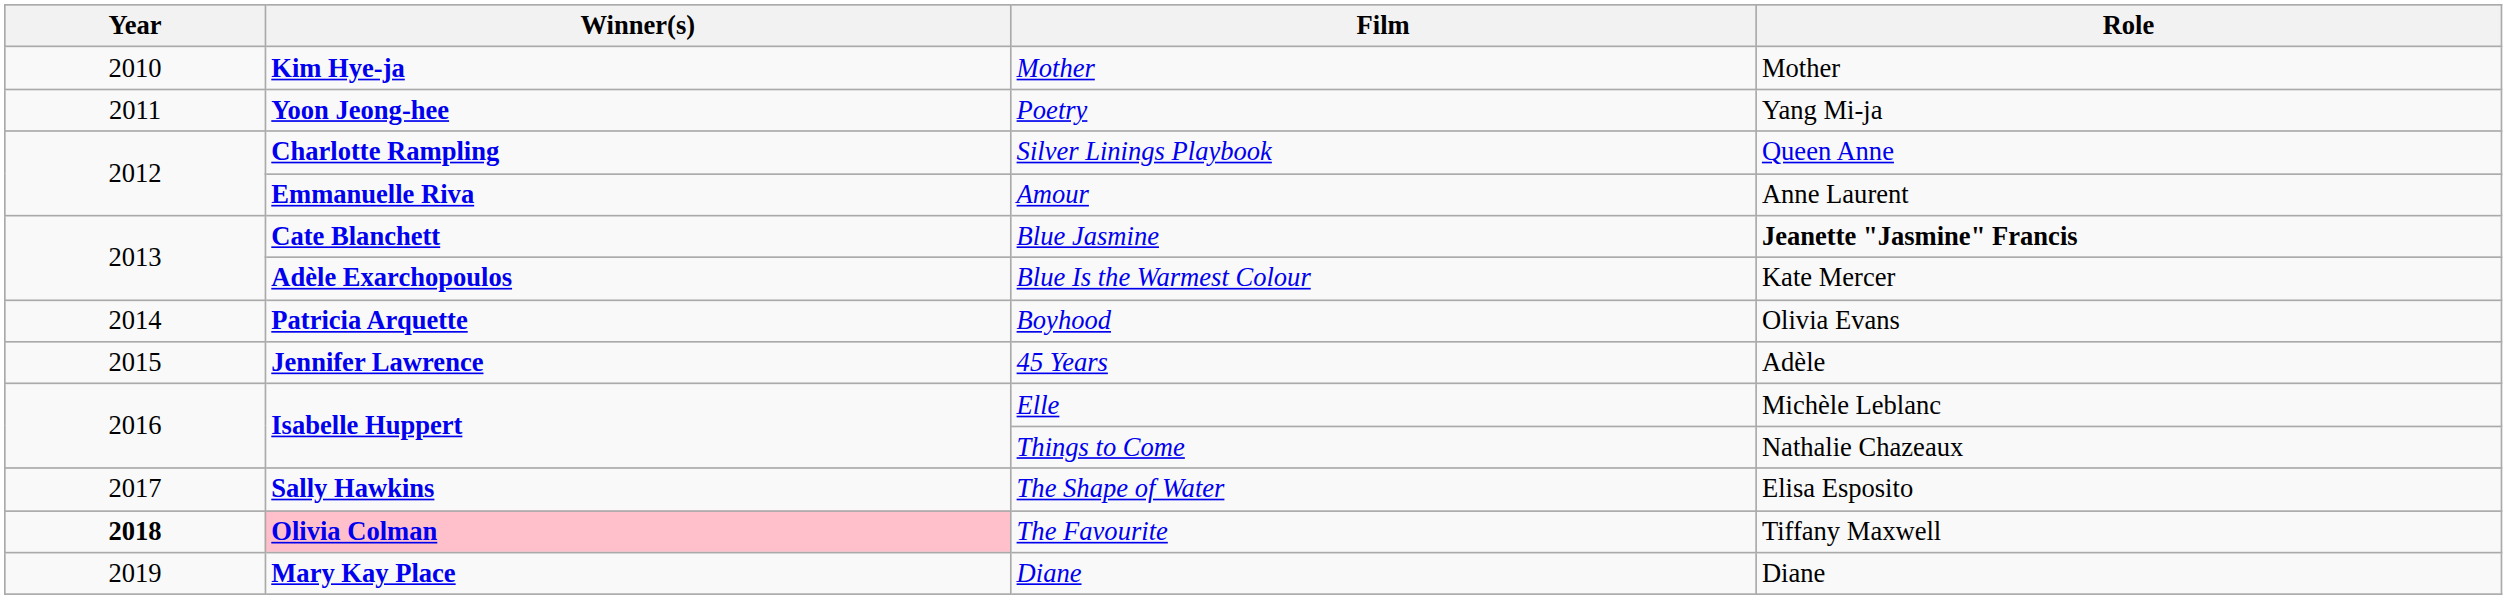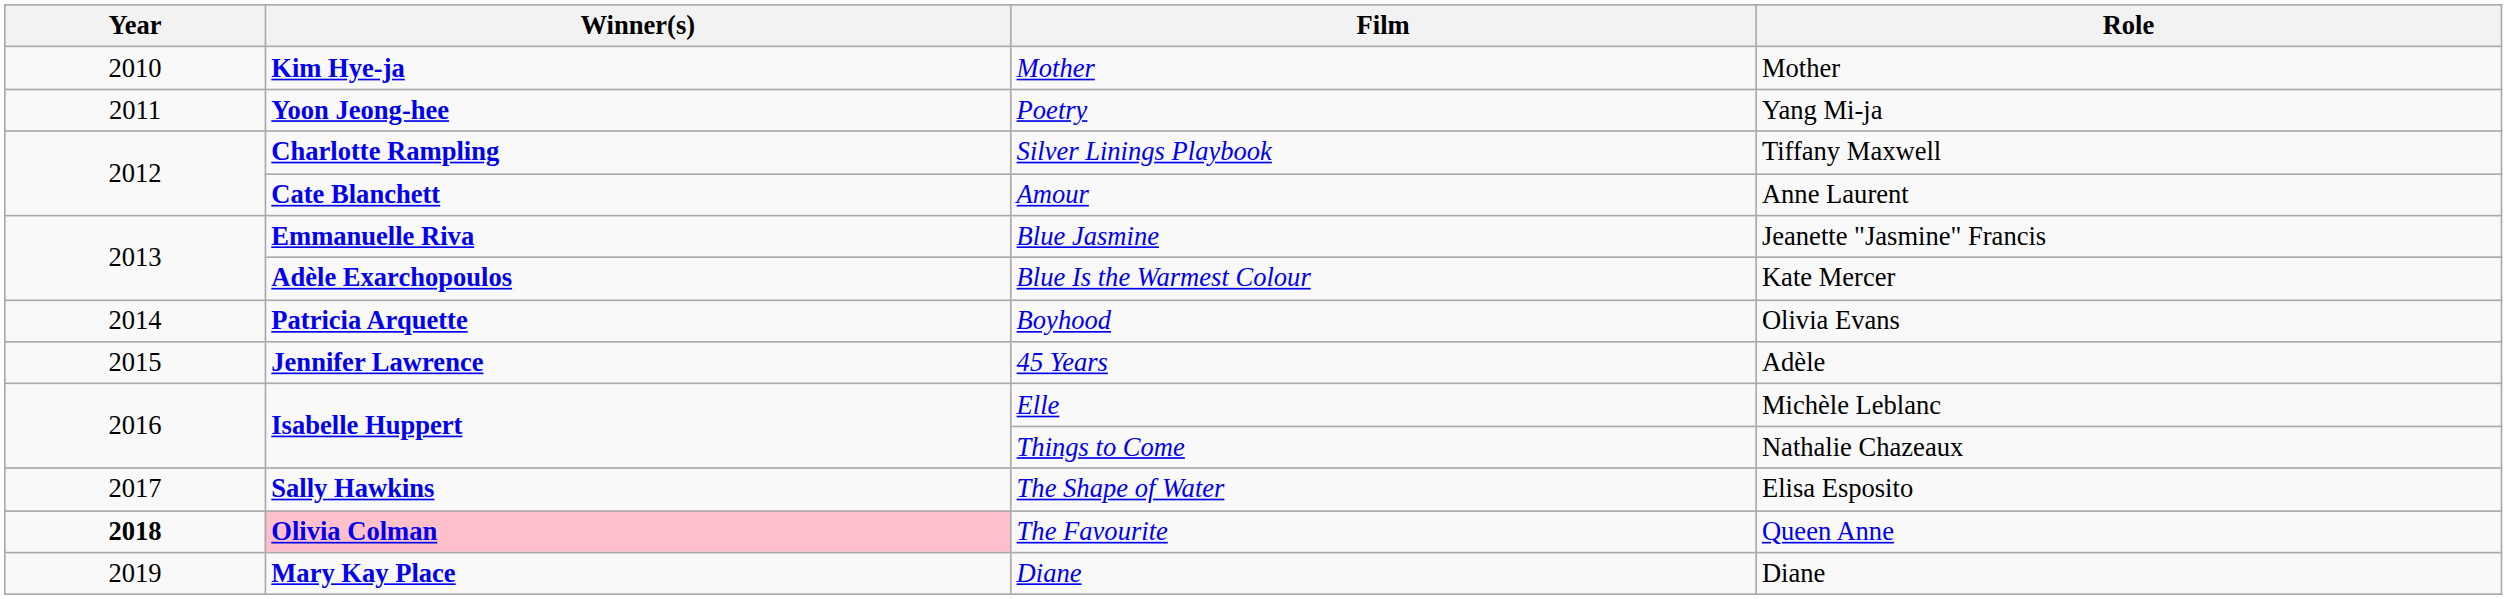(1828, 151) Queen Anne -> (1852, 151) Tiffany Maxwell
(373, 194) Emmanuelle Riva -> (356, 194) Cate Blanchett
(356, 236) Cate Blanchett -> (373, 236) Emmanuelle Riva
(1920, 236) bold -> (1904, 236) normal
(1852, 531) Tiffany Maxwell -> (1828, 531) Queen Anne
